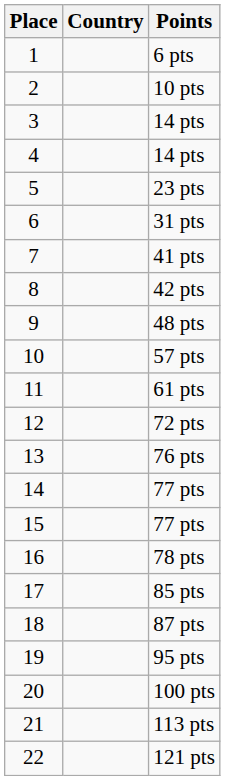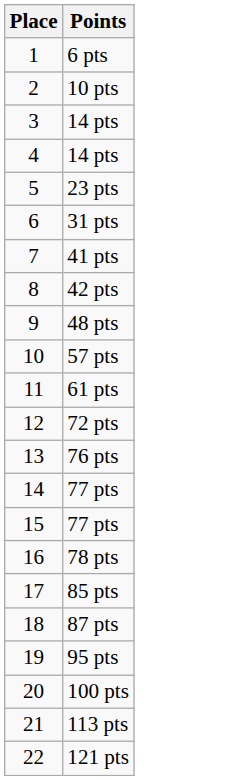- column: (105, 21)
